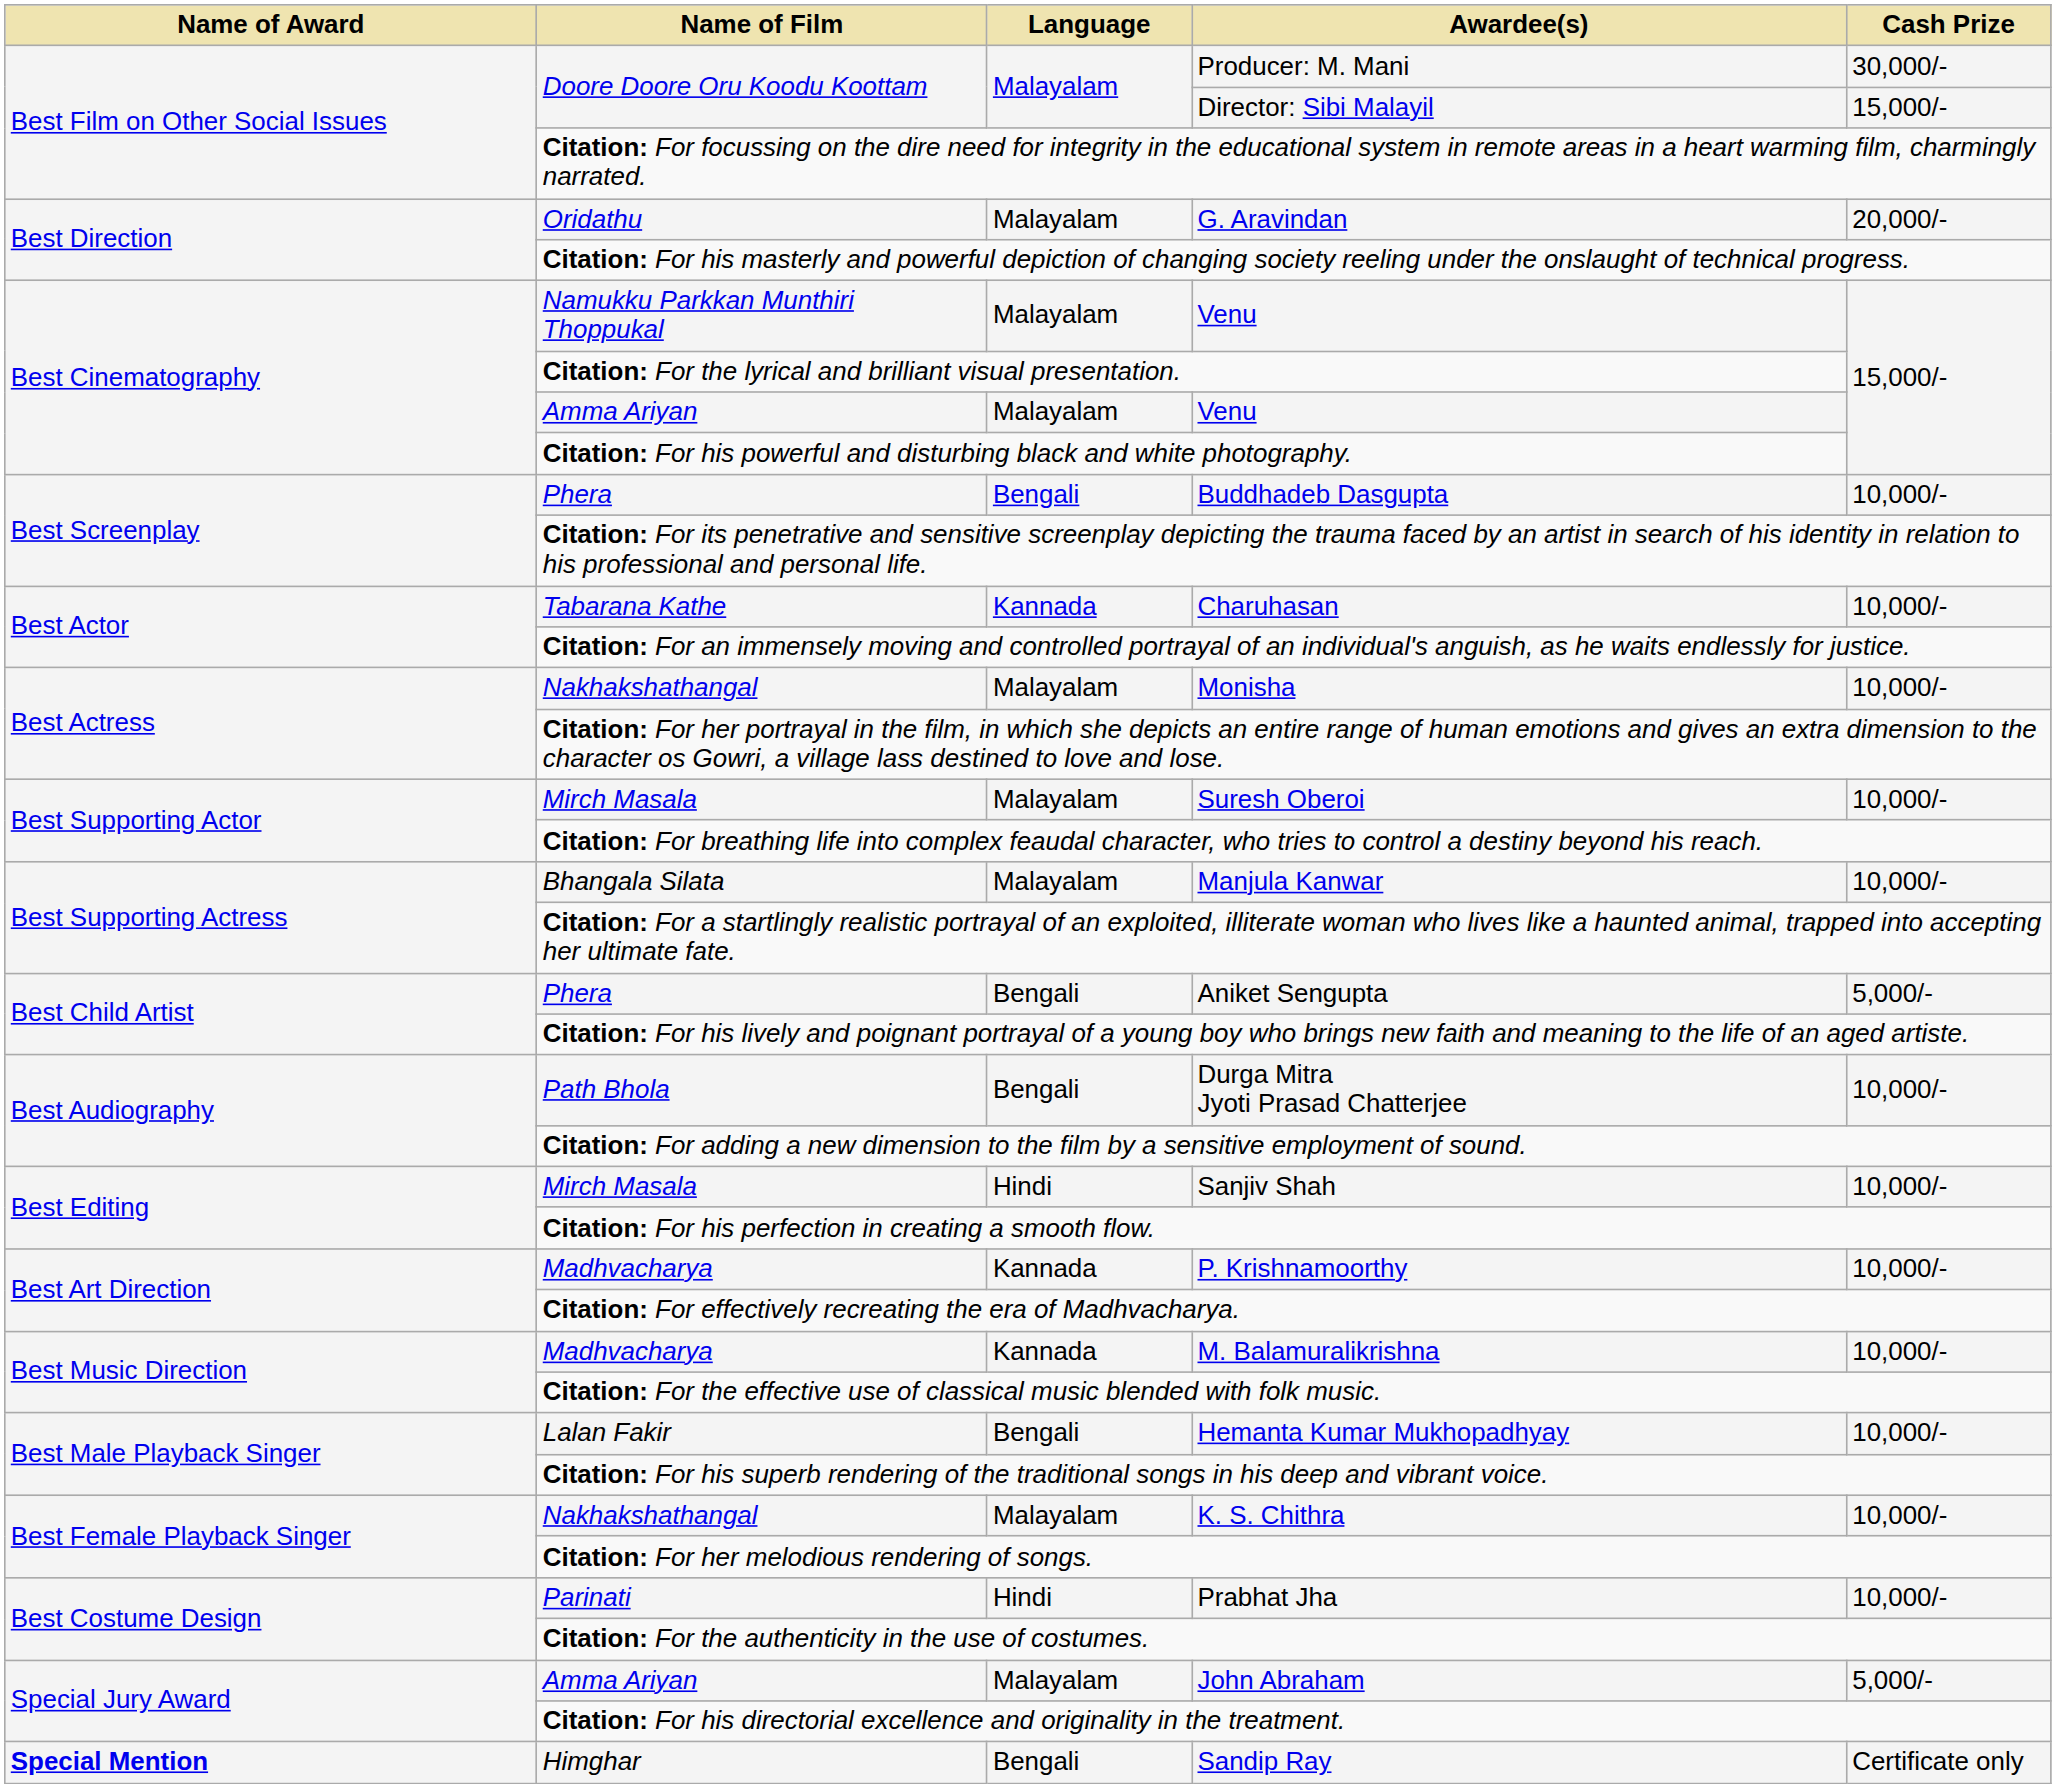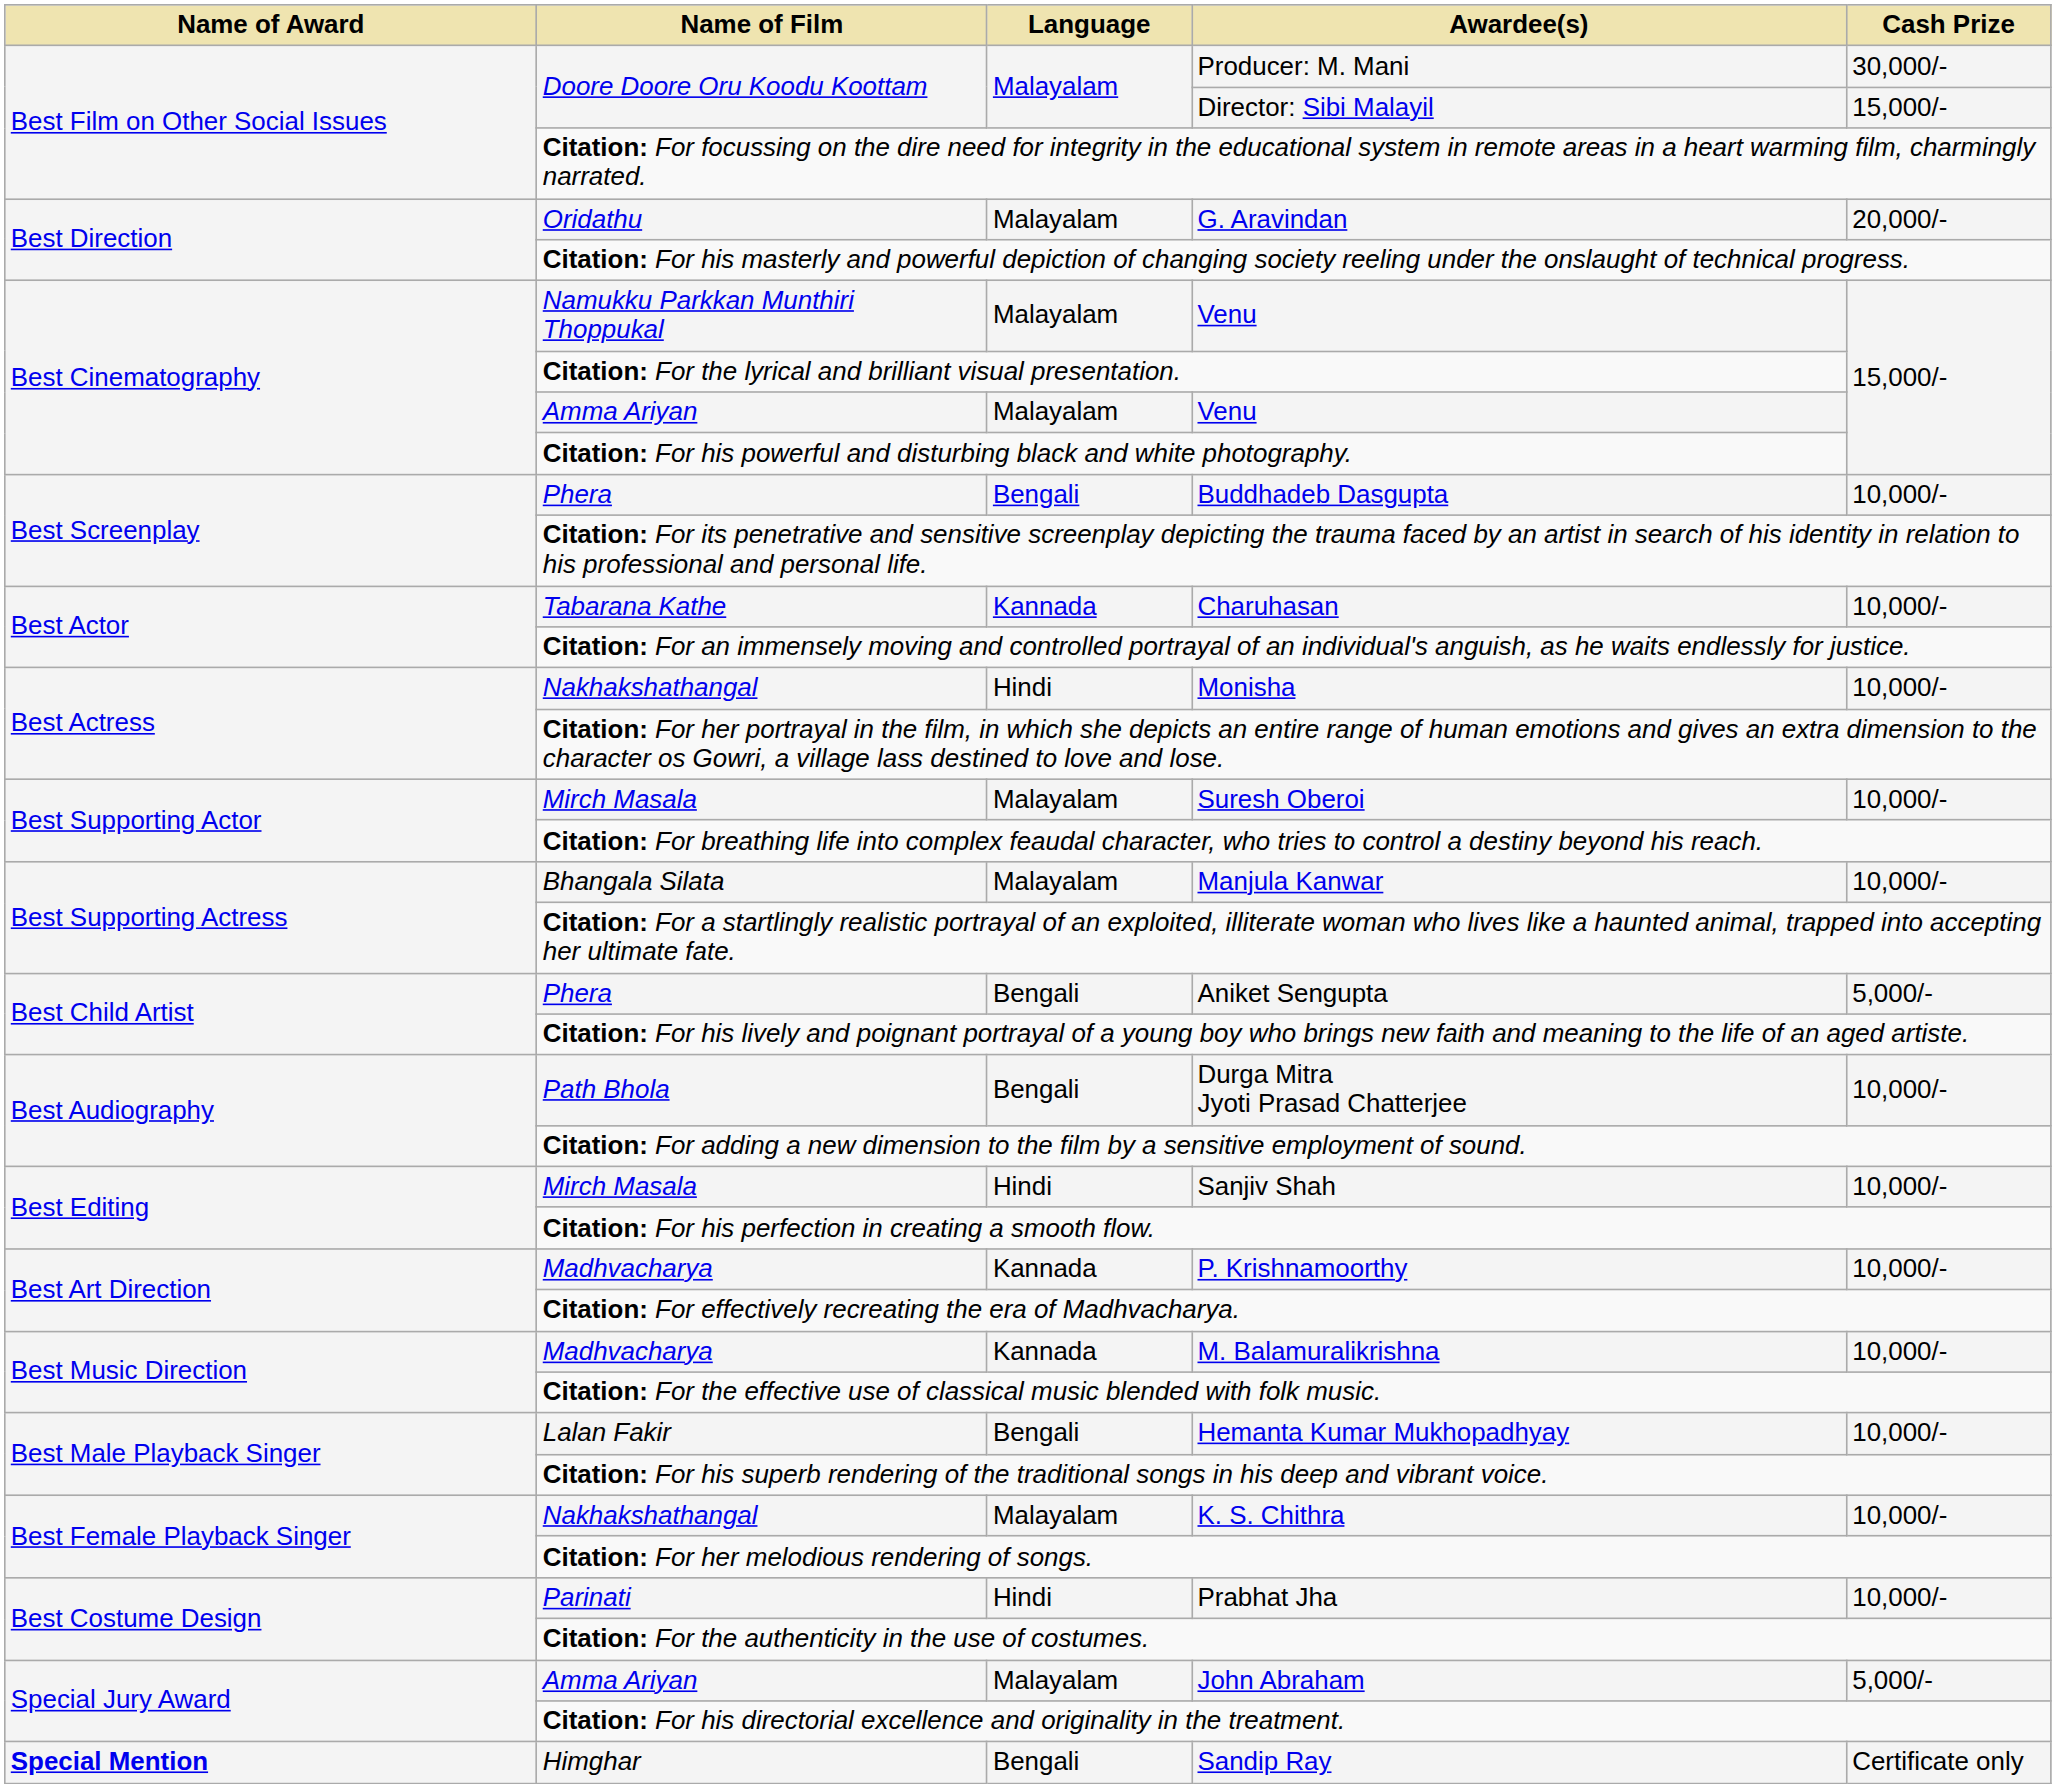(1056, 688) Malayalam -> (1022, 688) Hindi
